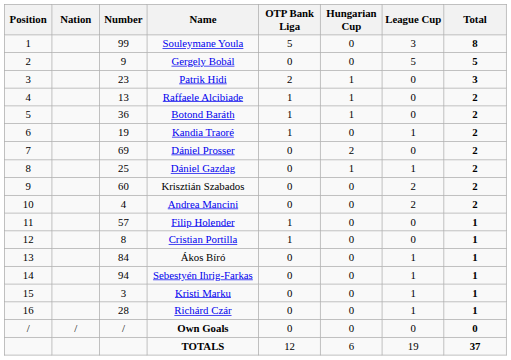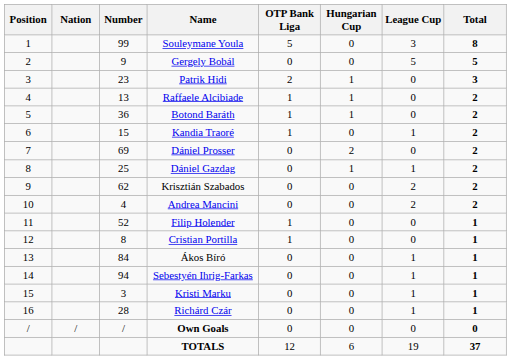(123, 133) 19 -> (123, 133) 15
(123, 186) 60 -> (123, 186) 62
(123, 222) 57 -> (123, 222) 52
